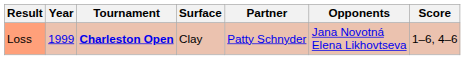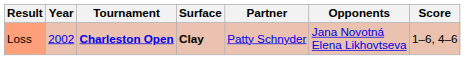(61, 38) 1999 -> (61, 38) 2002
(191, 38) normal -> (191, 38) bold
